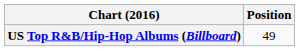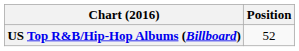(269, 35) 49 -> (269, 35) 52
